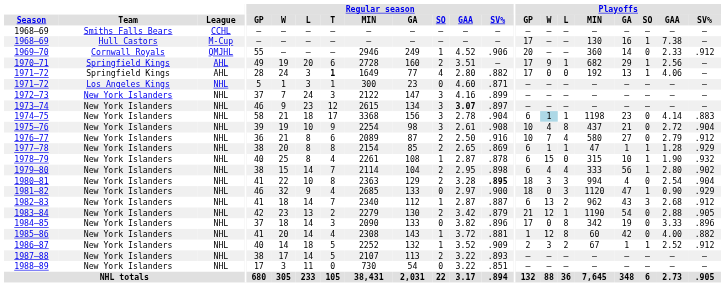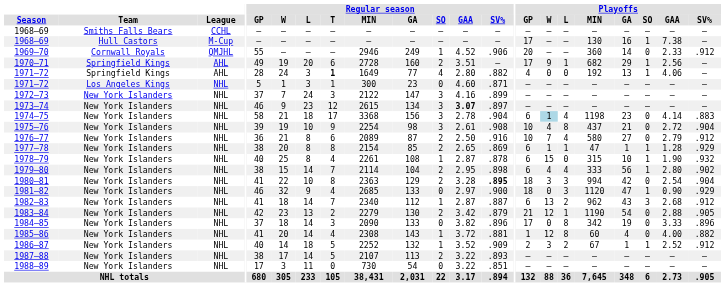(528, 74) 17 -> (528, 74) 4
(566, 116) 1 -> (566, 116) 4
(627, 181) 4 -> (627, 181) 42
(627, 234) 42 -> (627, 234) 4
